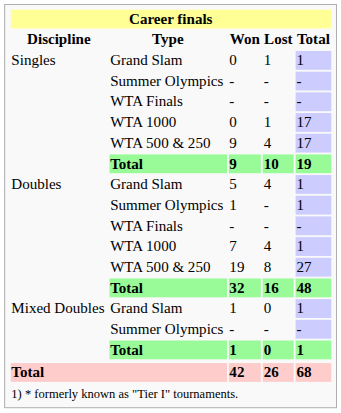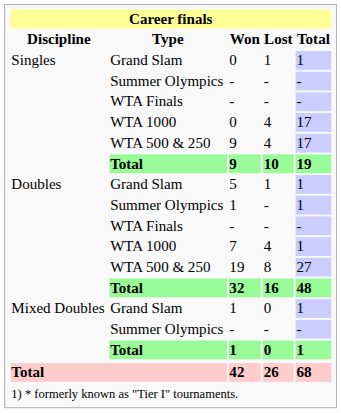(268, 122) 1 -> (268, 122) 4
(268, 184) 4 -> (268, 184) 1
